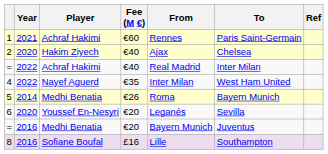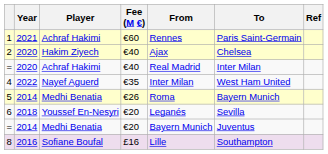(27, 67) 2022 -> (27, 67) 2020
(27, 112) 2020 -> (27, 112) 2018
(27, 127) 2016 -> (27, 127) 2014
